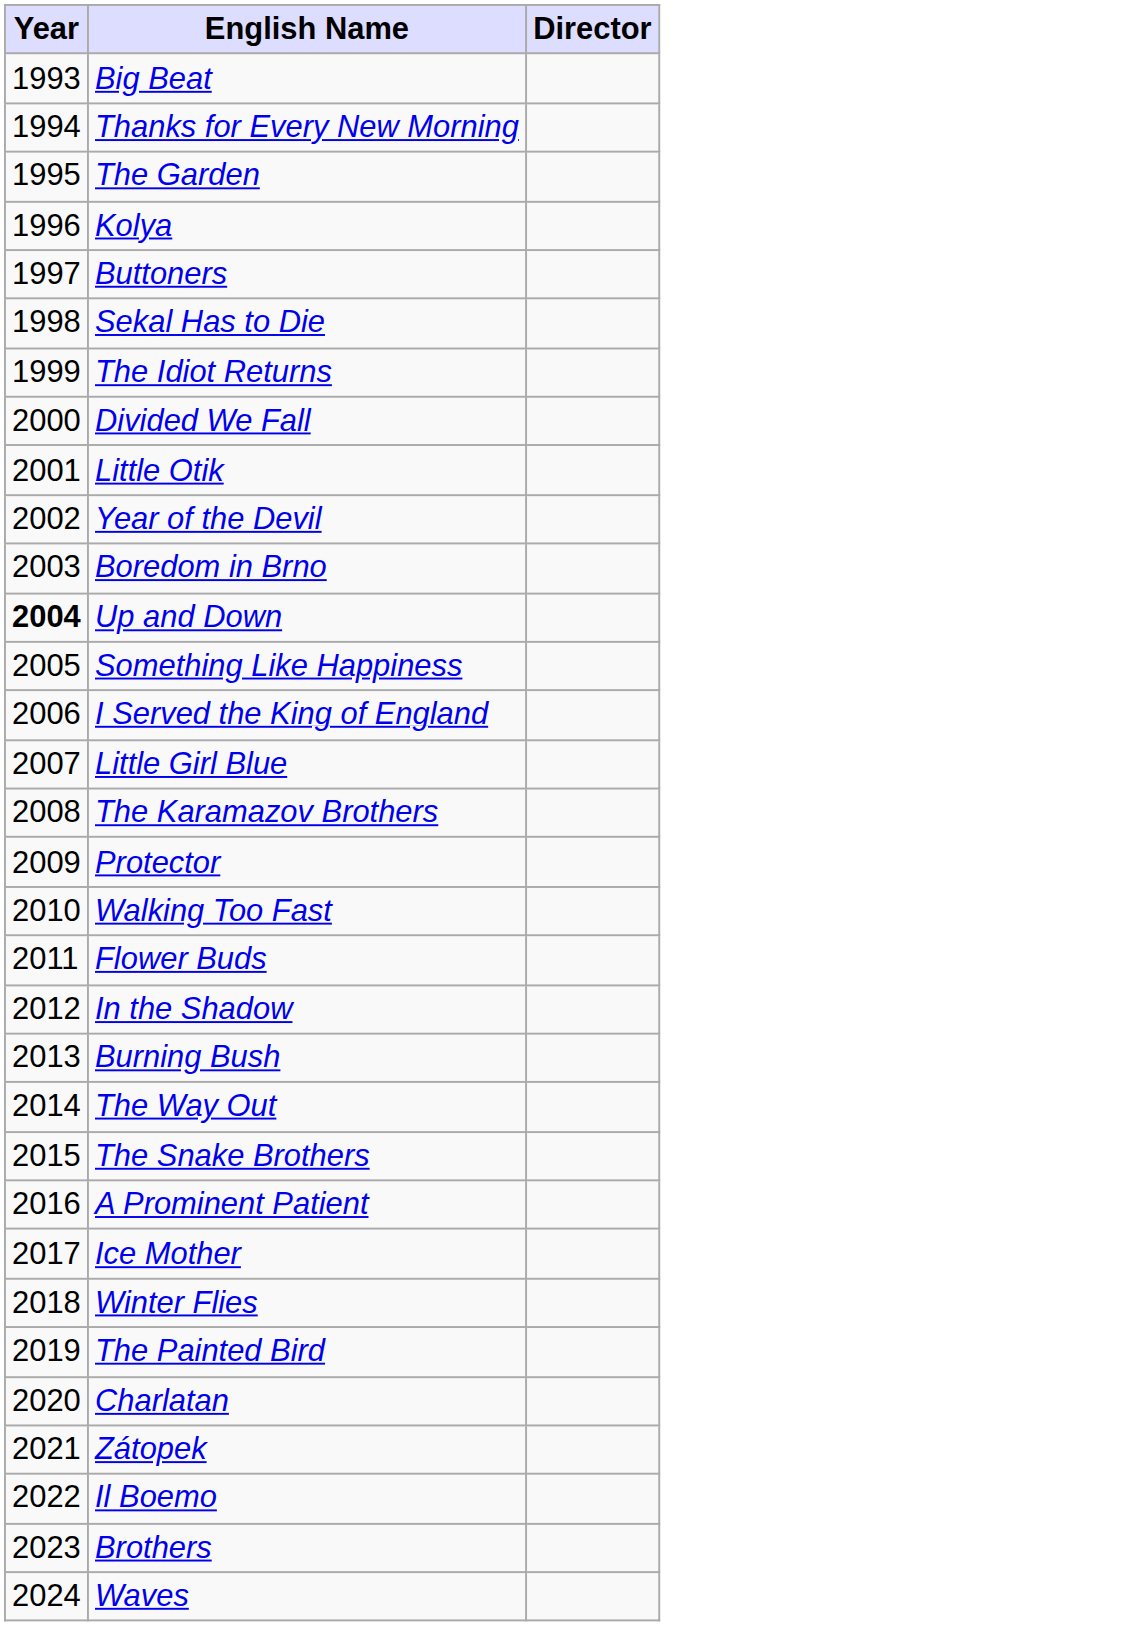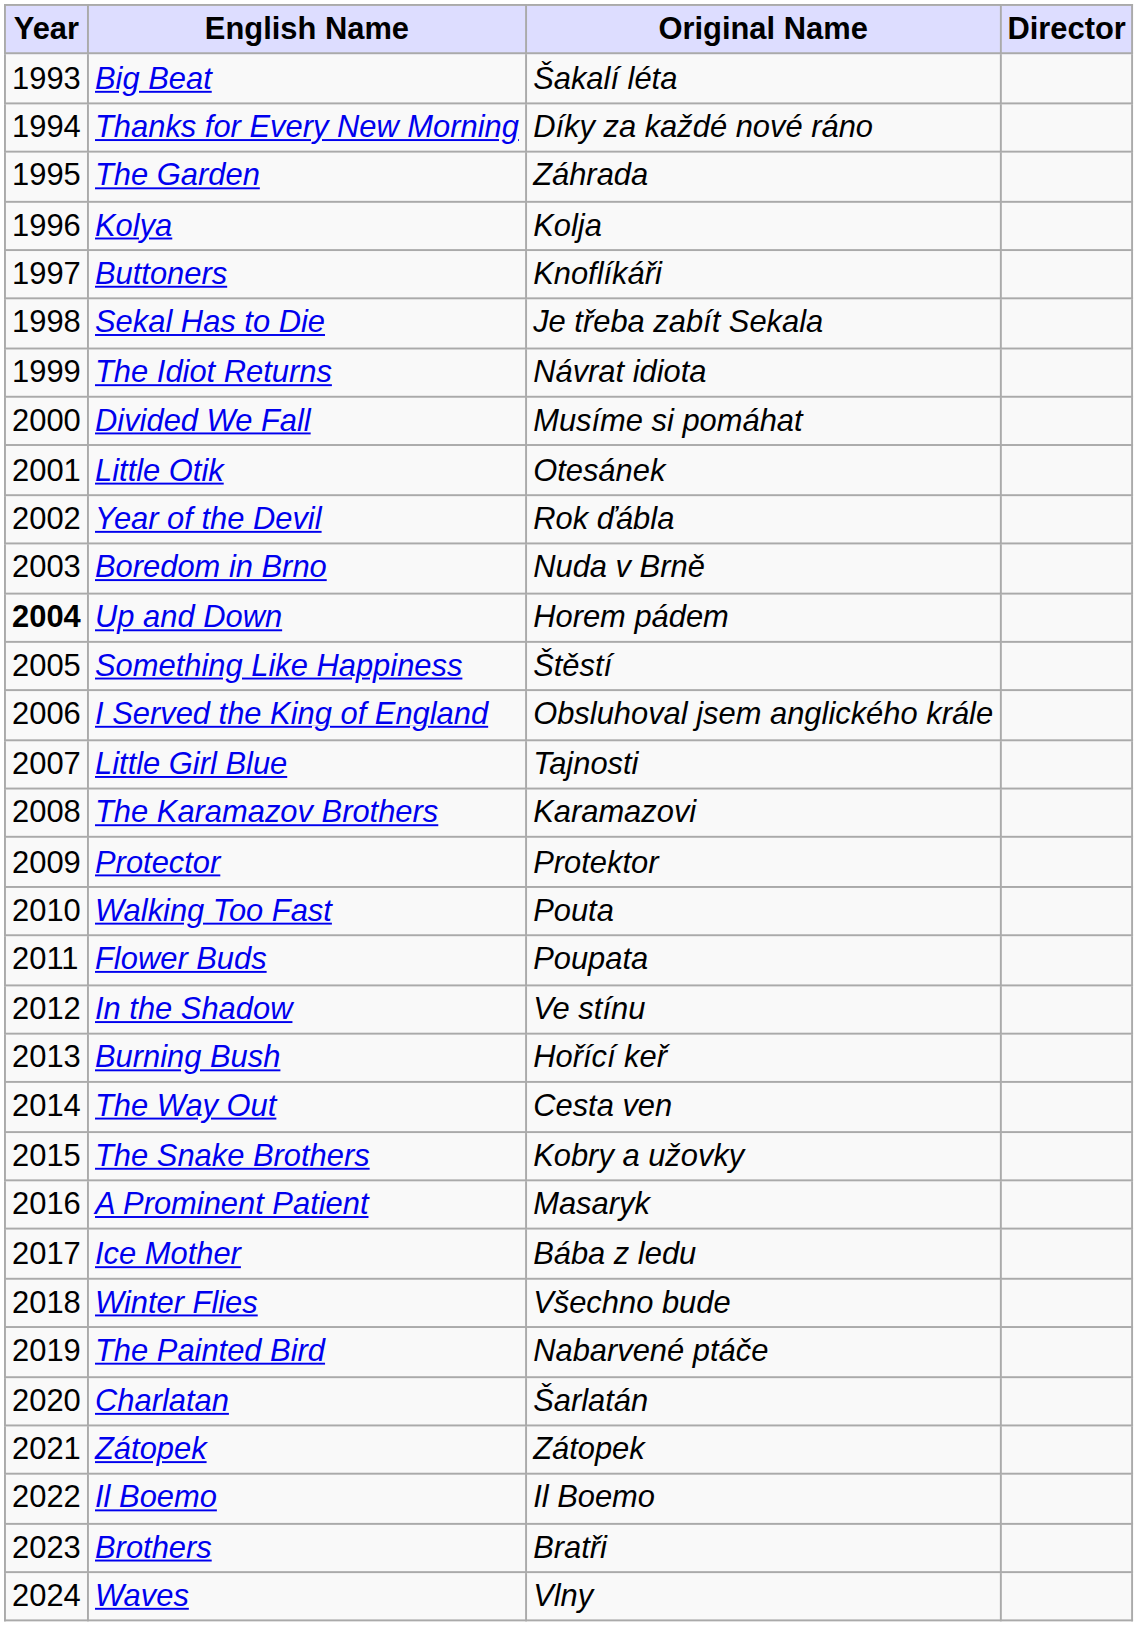+ column: (763, 28)
